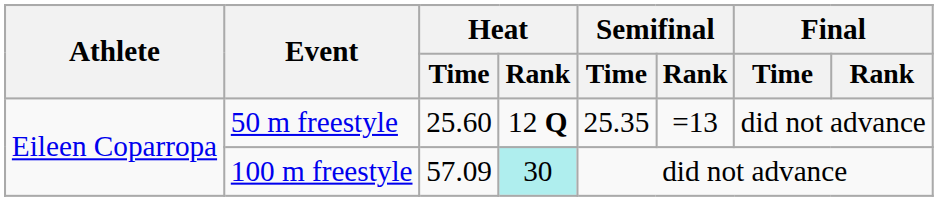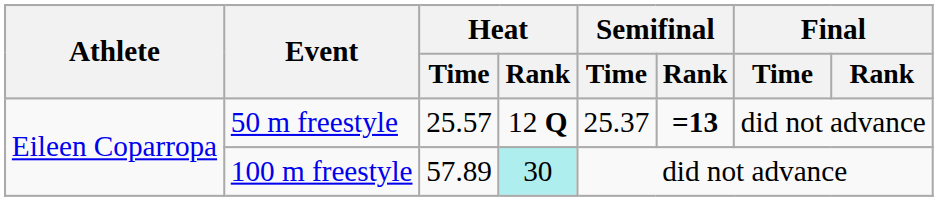(459, 122) 25.60 -> (459, 122) 25.57
(616, 122) 25.35 -> (616, 122) 25.37
(695, 122) normal -> (695, 122) bold
(459, 171) 57.09 -> (459, 171) 57.89
